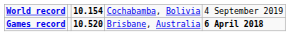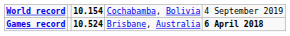(88, 24) 10.520 -> (88, 24) 10.524
